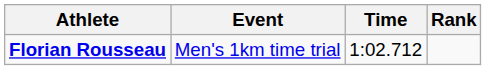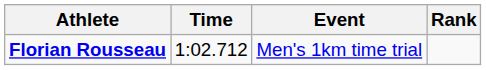columns swapped: (258, 20) <-> (386, 20)
